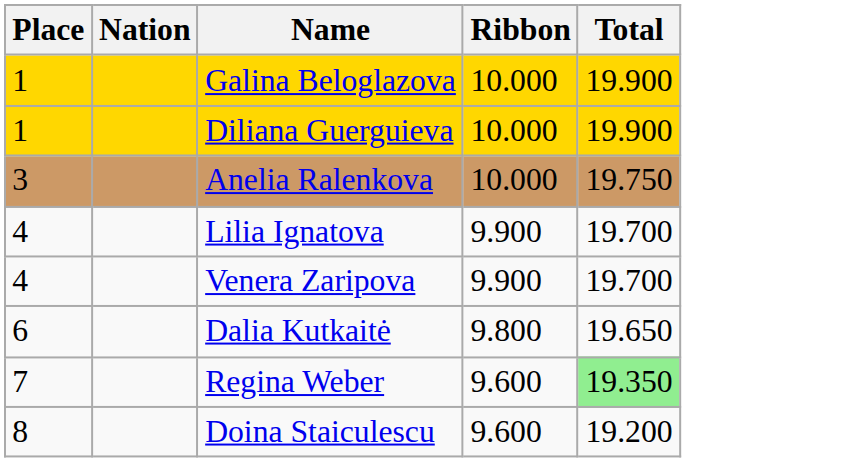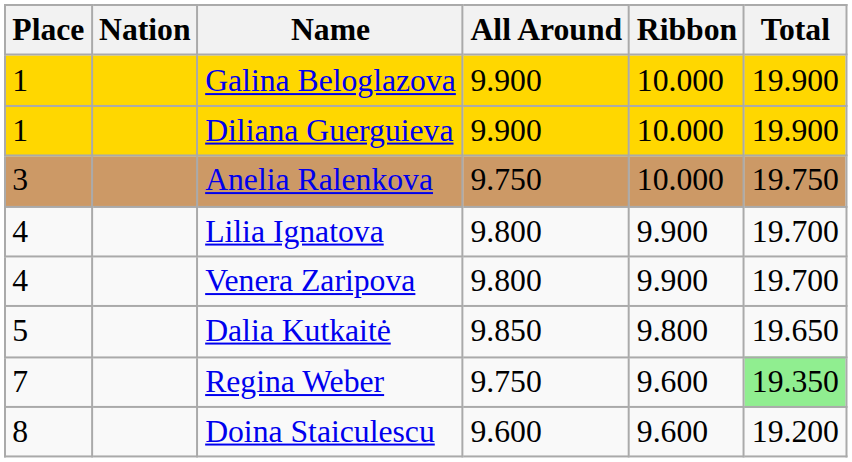+ column: (546, 29)
(20, 331) 6 -> (20, 331) 5
